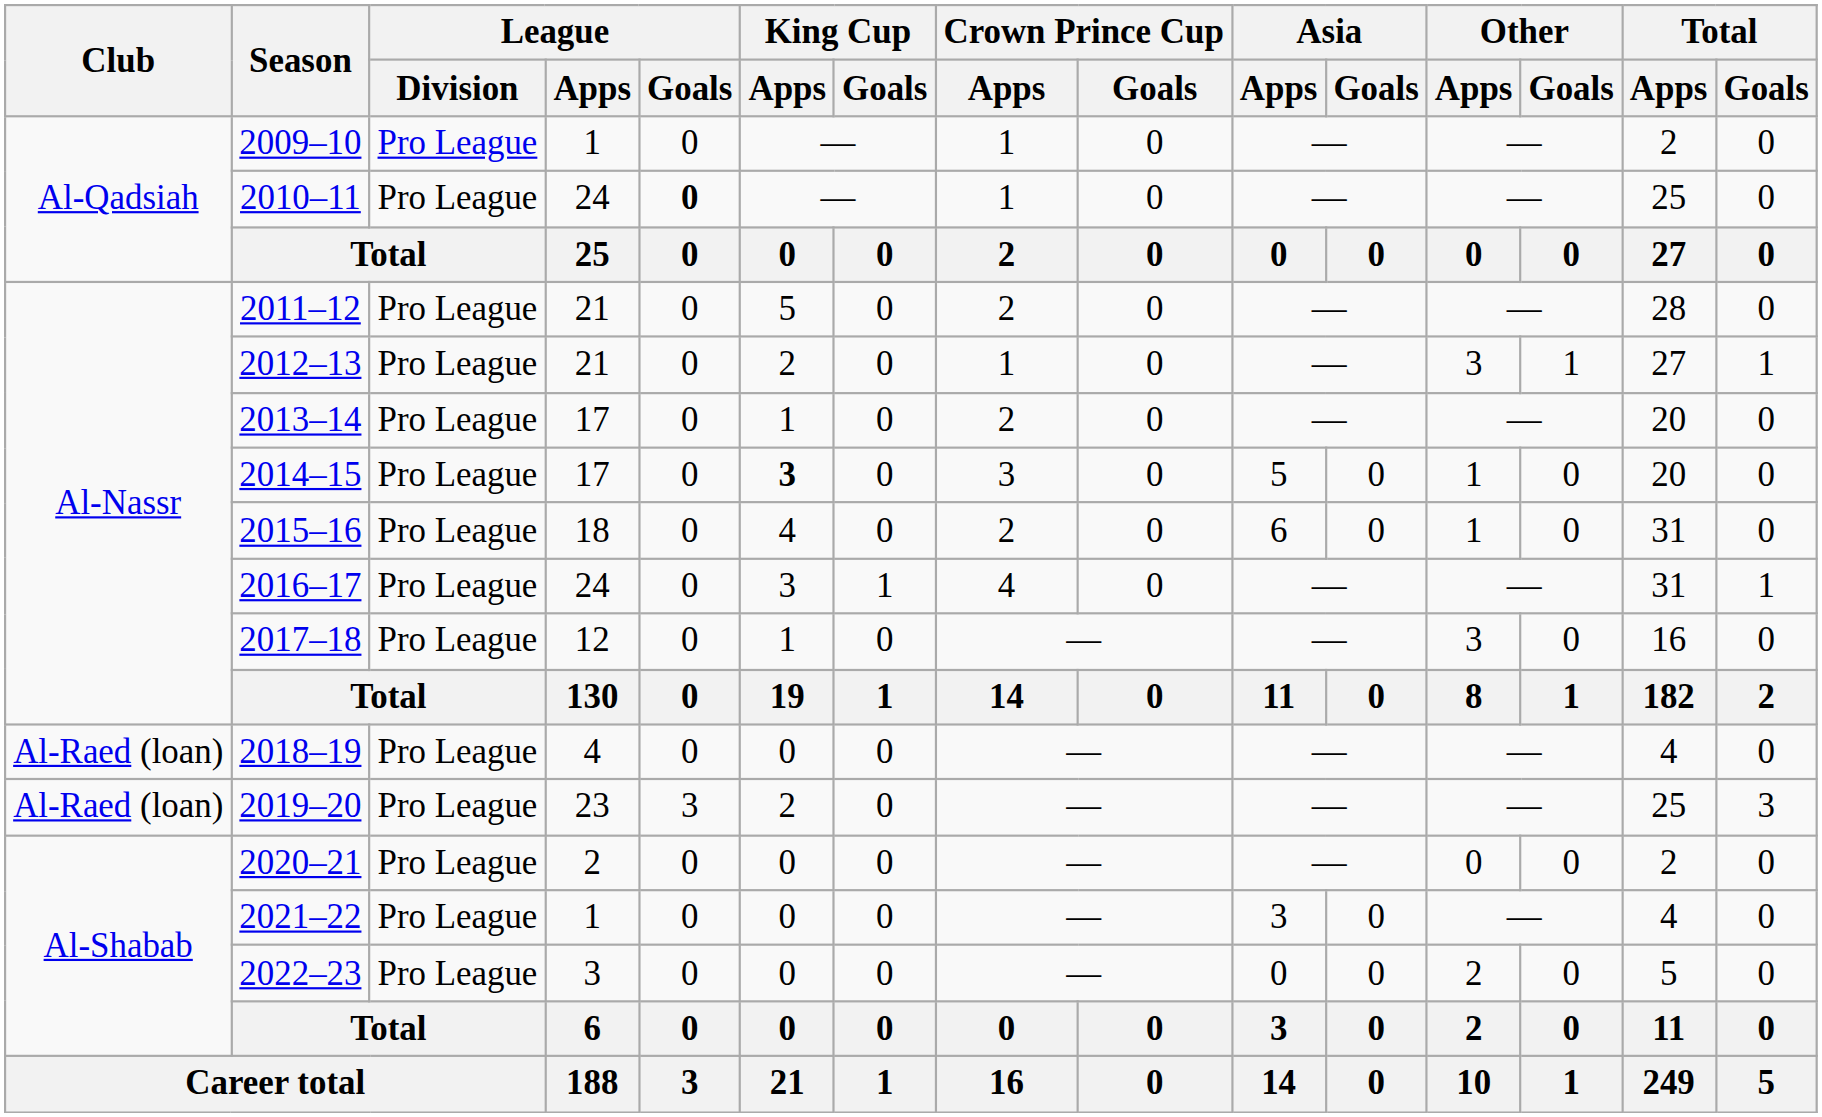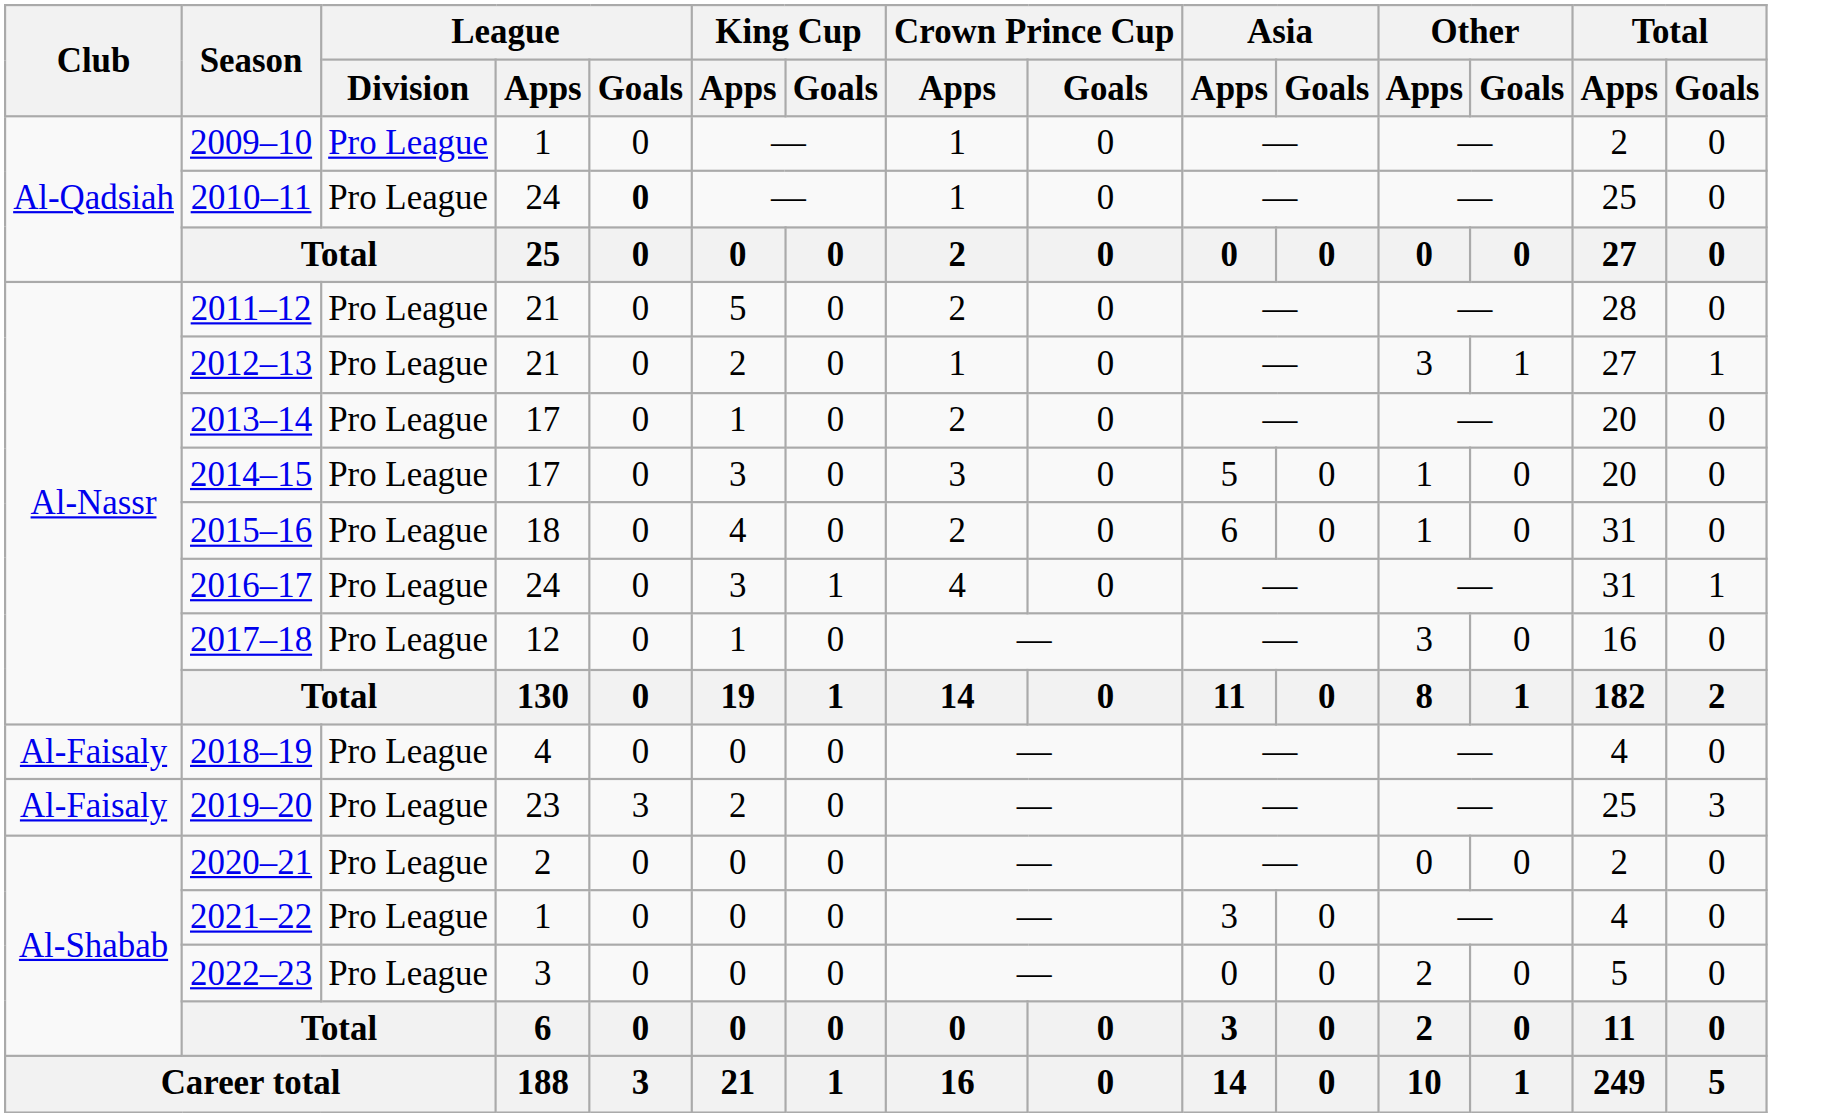(787, 474) bold -> (738, 474) normal
(118, 751) Al-Raed (loan) -> (94, 751) Al-Faisaly
(118, 806) Al-Raed (loan) -> (94, 806) Al-Faisaly
